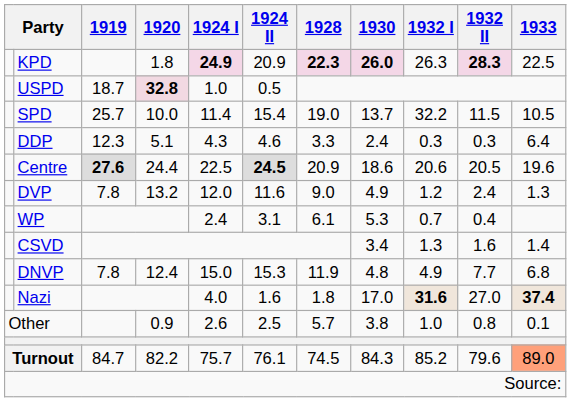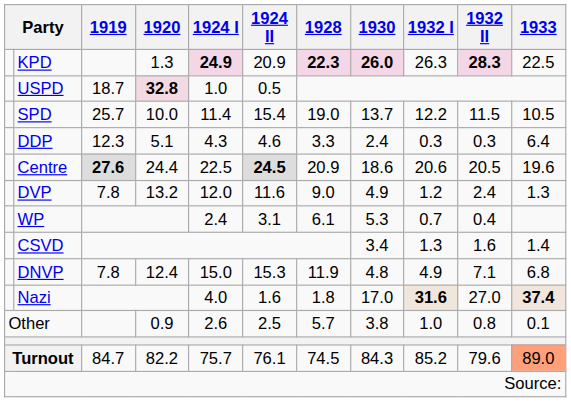(162, 63) 1.8 -> (162, 63) 1.3
(431, 115) 32.2 -> (431, 115) 12.2
(485, 272) 7.7 -> (485, 272) 7.1
